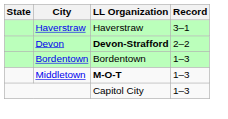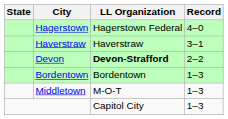+ row: (62, 28)
(107, 75) bold -> (107, 91) normal
